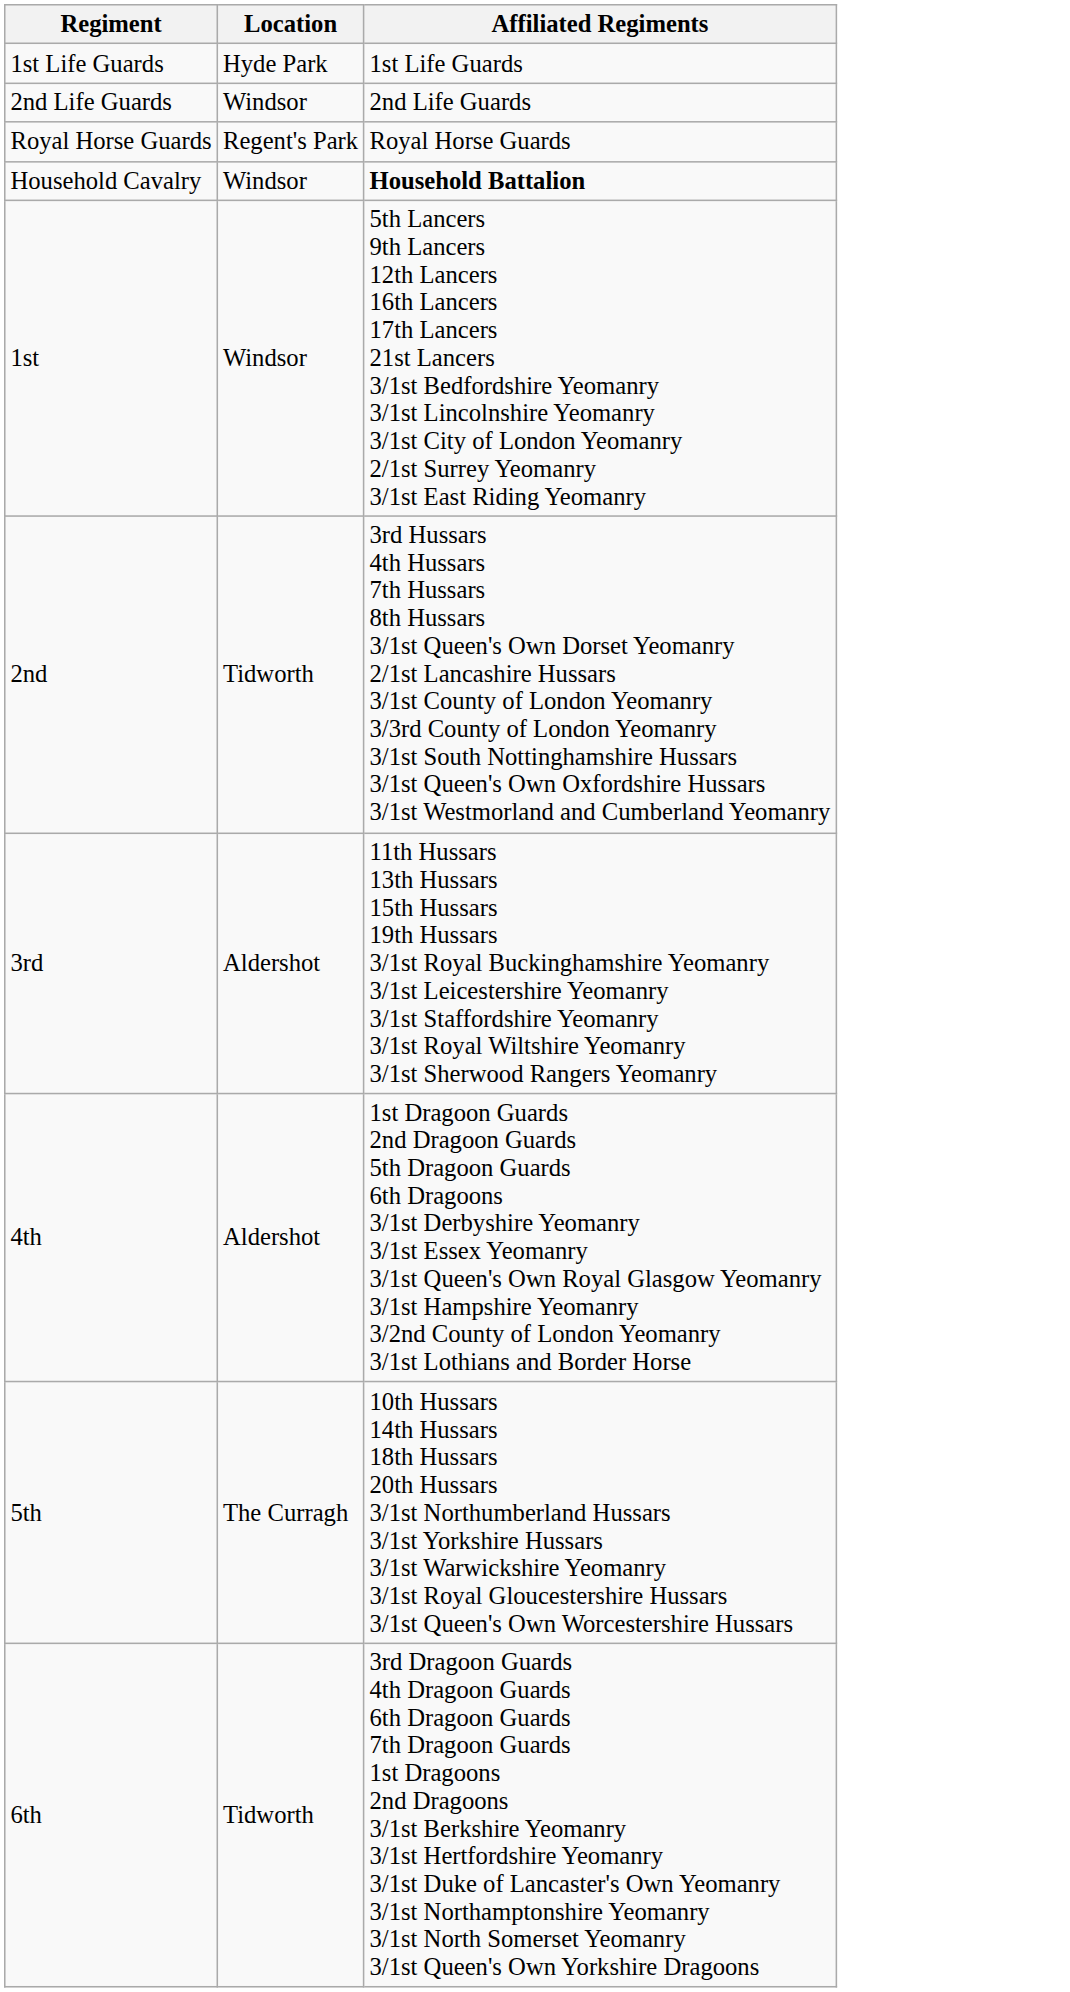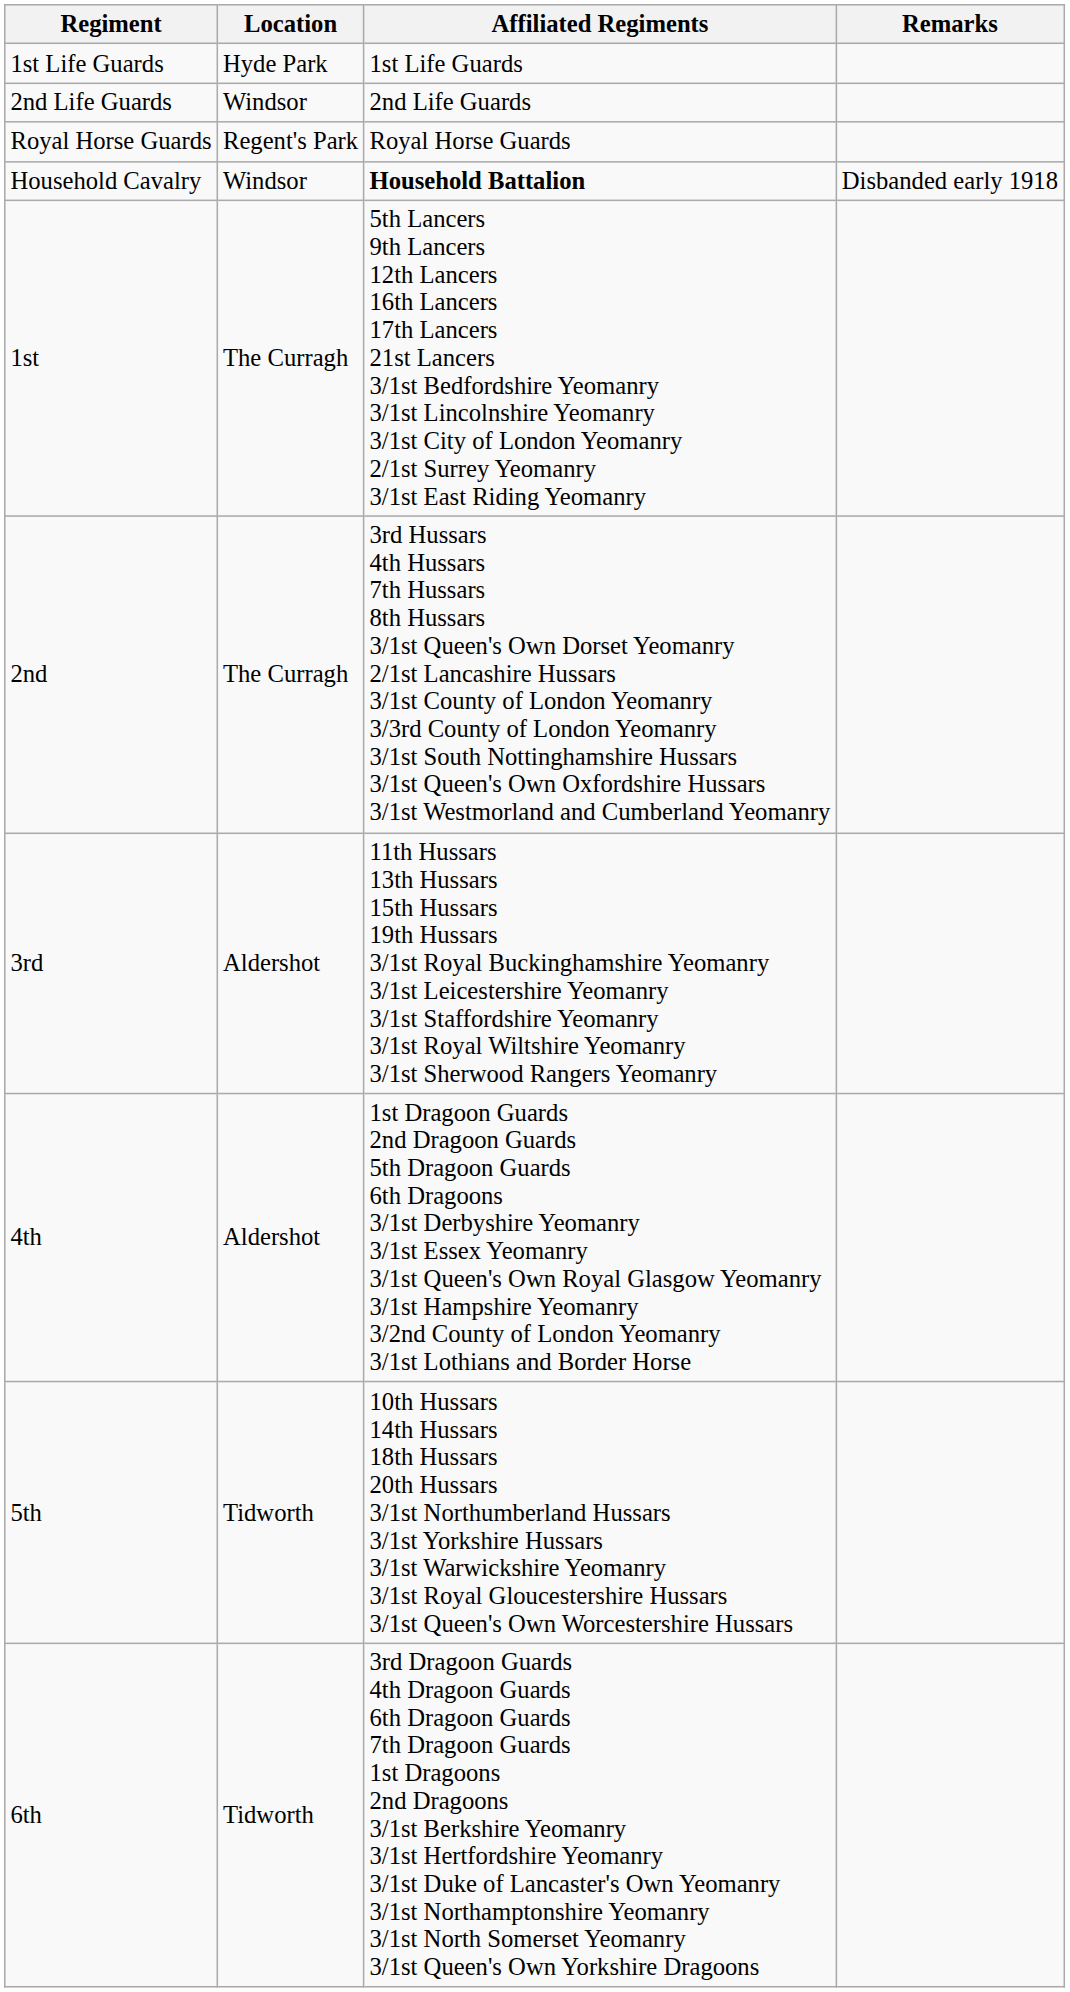+ column: (950, 24)
(265, 358) Windsor -> (286, 358) The Curragh
(268, 674) Tidworth -> (286, 674) The Curragh
(286, 1512) The Curragh -> (268, 1512) Tidworth
